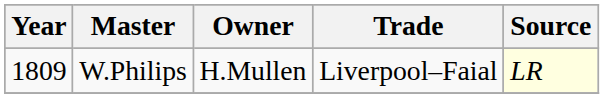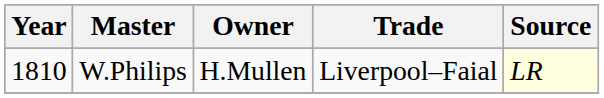(39, 70) 1809 -> (39, 70) 1810
